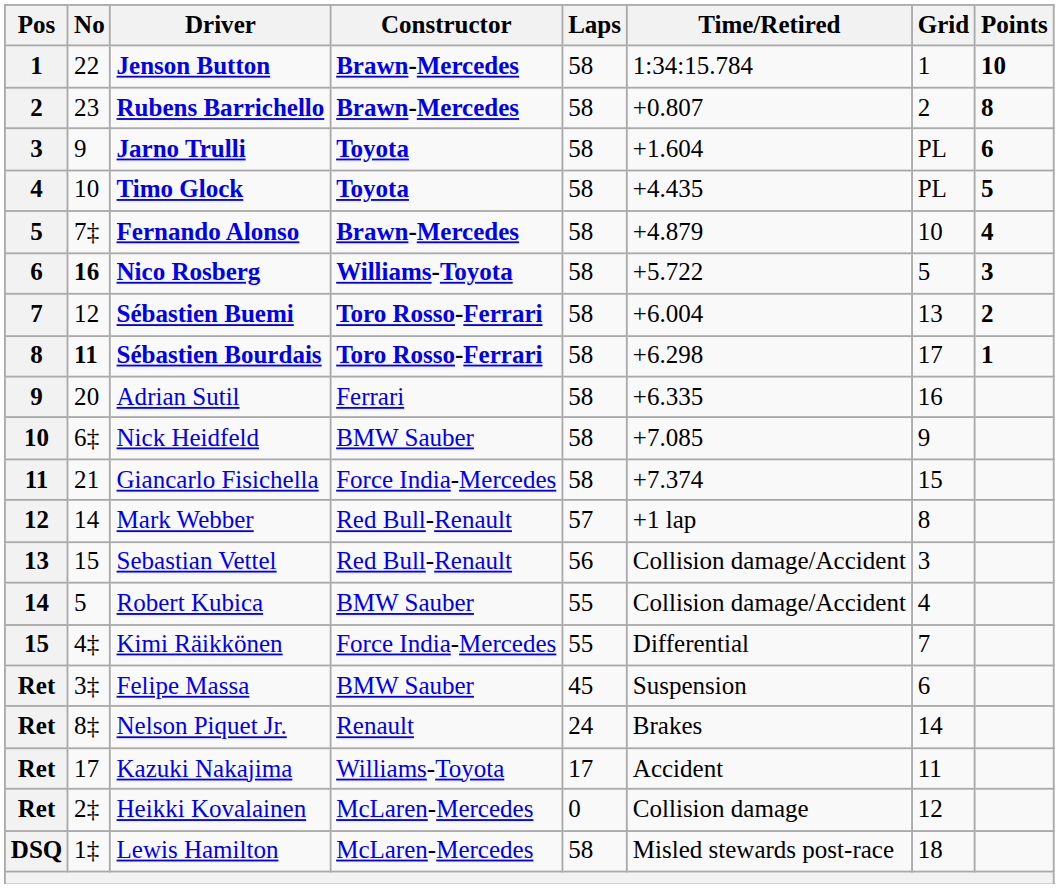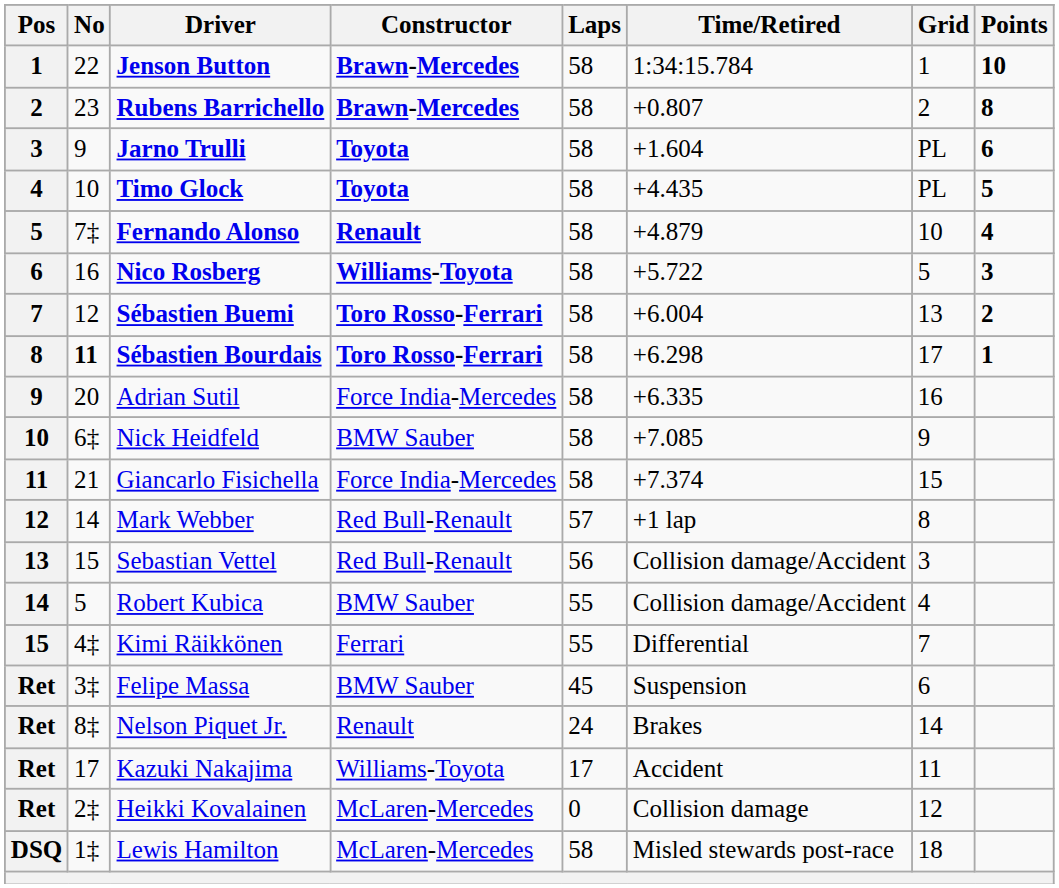(428, 231) Brawn-Mercedes -> (379, 231) Renault
(87, 272) bold -> (87, 272) normal
(370, 396) Ferrari -> (446, 396) Force India-Mercedes
(446, 644) Force India-Mercedes -> (370, 644) Ferrari
